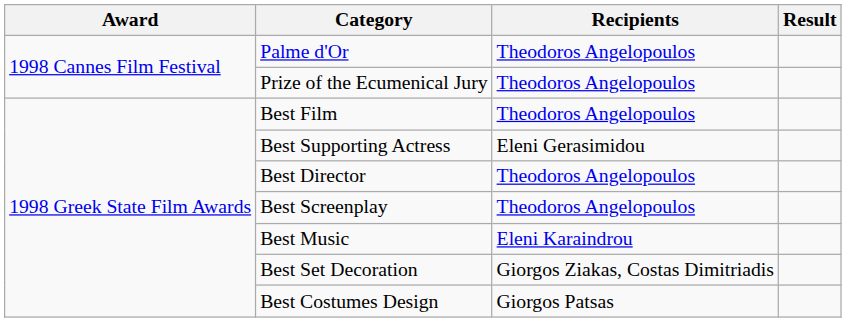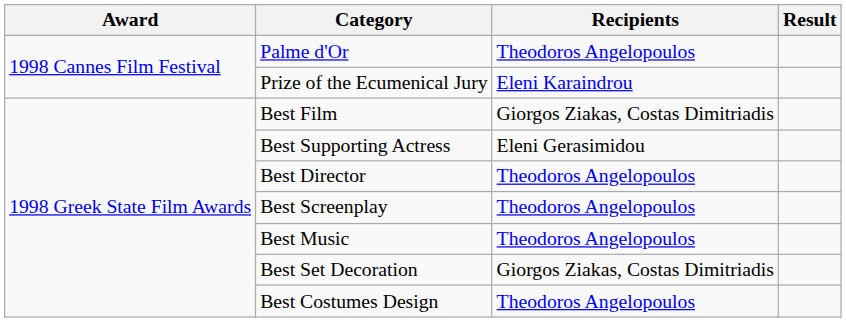(596, 82) Theodoros Angelopoulos -> (565, 82) Eleni Karaindrou
(596, 113) Theodoros Angelopoulos -> (635, 113) Giorgos Ziakas, Costas Dimitriadis
(565, 238) Eleni Karaindrou -> (596, 238) Theodoros Angelopoulos
(555, 301) Giorgos Patsas -> (596, 301) Theodoros Angelopoulos
